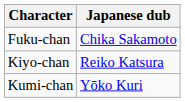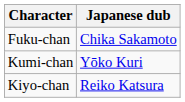rows swapped: (39, 62) <-> (41, 85)
